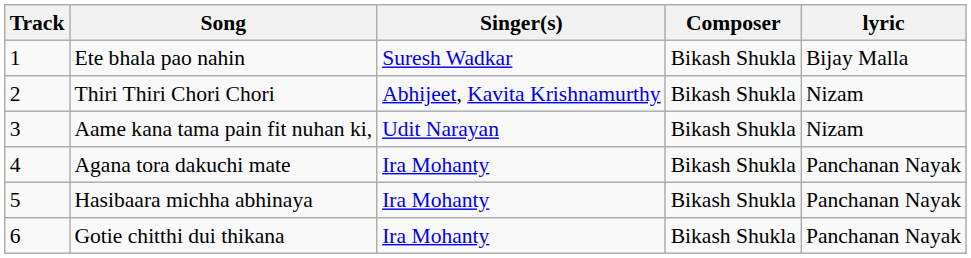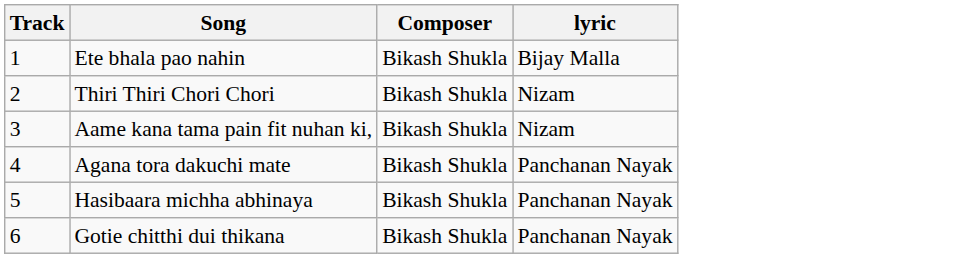- column: (521, 22)
